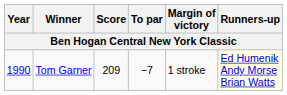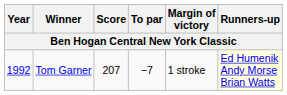(19, 70) 1990 -> (19, 70) 1992
(111, 70) 209 -> (111, 70) 207
